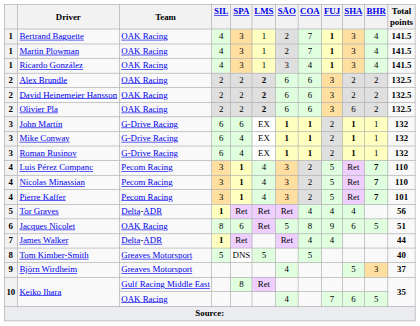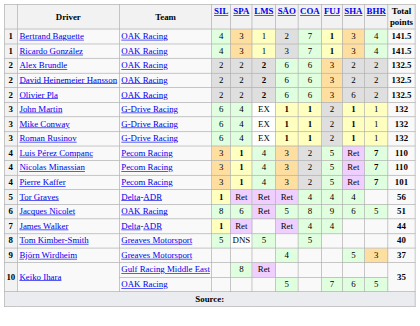- row: (49, 50)
(310, 65) 4 -> (310, 50) 7
(241, 123) 6 -> (241, 109) 4
(287, 298) 4 -> (287, 284) 5
